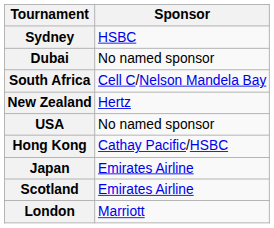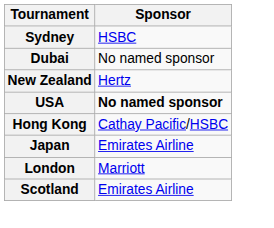- row: (50, 80)
(156, 124) normal -> (160, 102) bold
rows swapped: (50, 189) <-> (50, 211)
